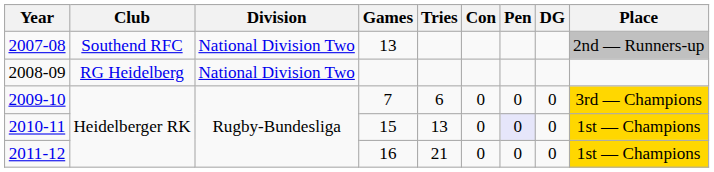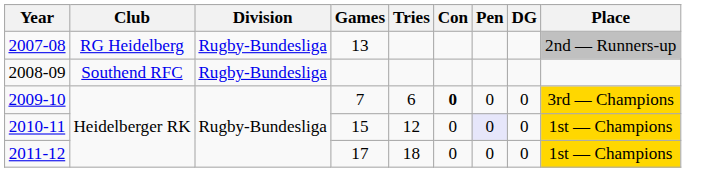(132, 45) Southend RFC -> (132, 45) RG Heidelberg
(277, 45) National Division Two -> (263, 45) Rugby-Bundesliga
(132, 72) RG Heidelberg -> (132, 72) Southend RFC
(277, 72) National Division Two -> (263, 72) Rugby-Bundesliga
(481, 99) normal -> (453, 99) bold
(439, 126) 13 -> (411, 126) 12
(388, 153) 16 -> (360, 153) 17
(439, 153) 21 -> (411, 153) 18
